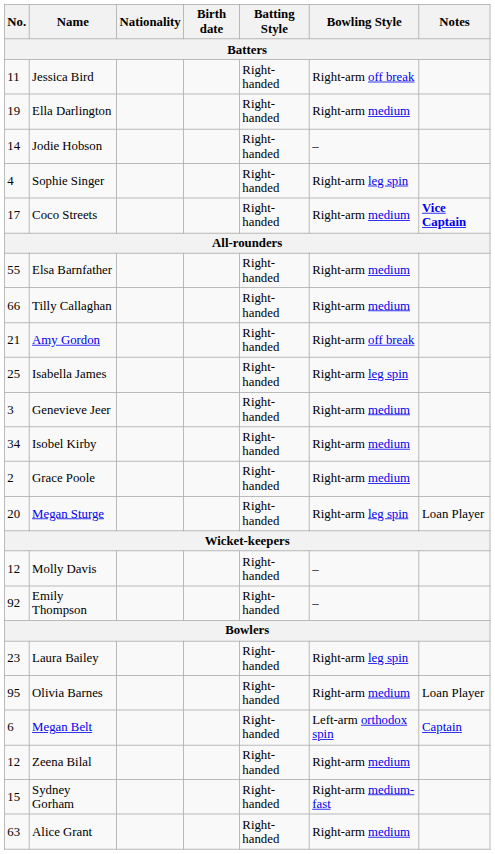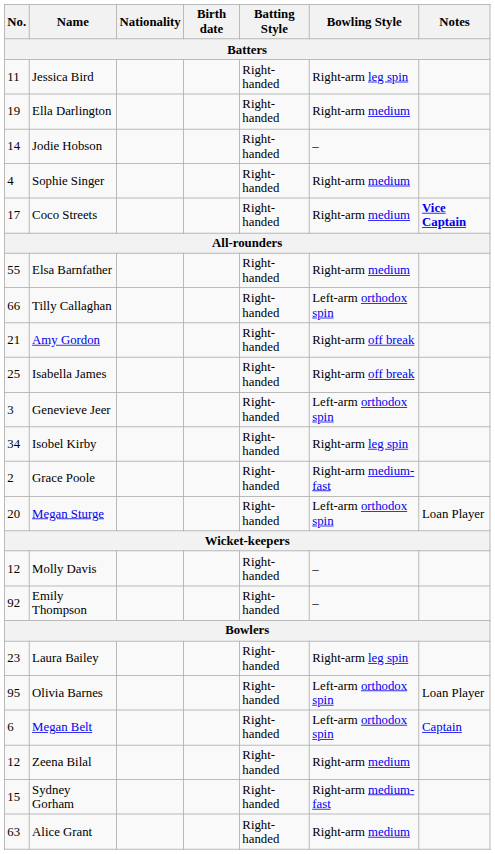(363, 76) Right-arm off break -> (360, 76) Right-arm leg spin
(360, 180) Right-arm leg spin -> (361, 180) Right-arm medium
(361, 305) Right-arm medium -> (360, 305) Left-arm orthodox spin
(360, 374) Right-arm leg spin -> (363, 374) Right-arm off break
(361, 409) Right-arm medium -> (360, 409) Left-arm orthodox spin
(361, 444) Right-arm medium -> (360, 444) Right-arm leg spin
(361, 478) Right-arm medium -> (363, 478) Right-arm medium-fast
(360, 513) Right-arm leg spin -> (360, 513) Left-arm orthodox spin
(361, 692) Right-arm medium -> (360, 692) Left-arm orthodox spin
